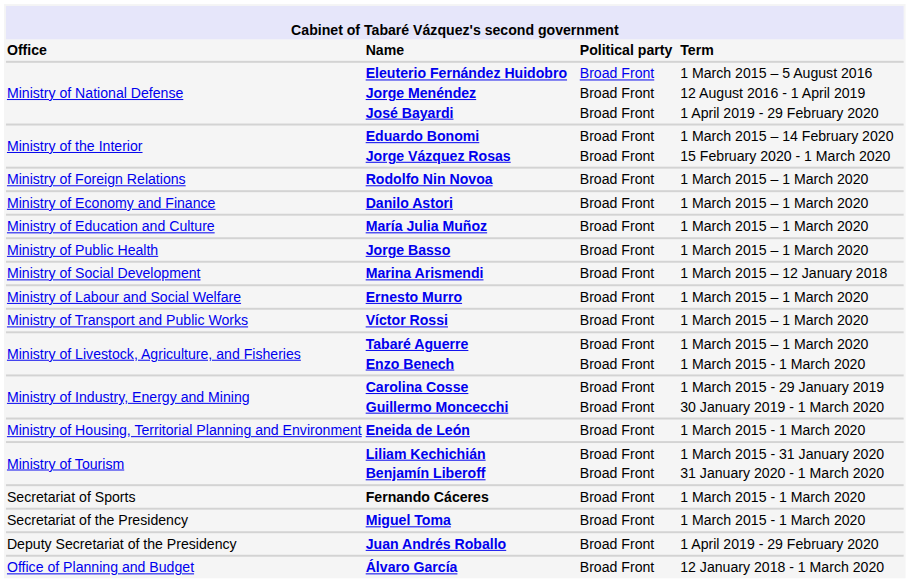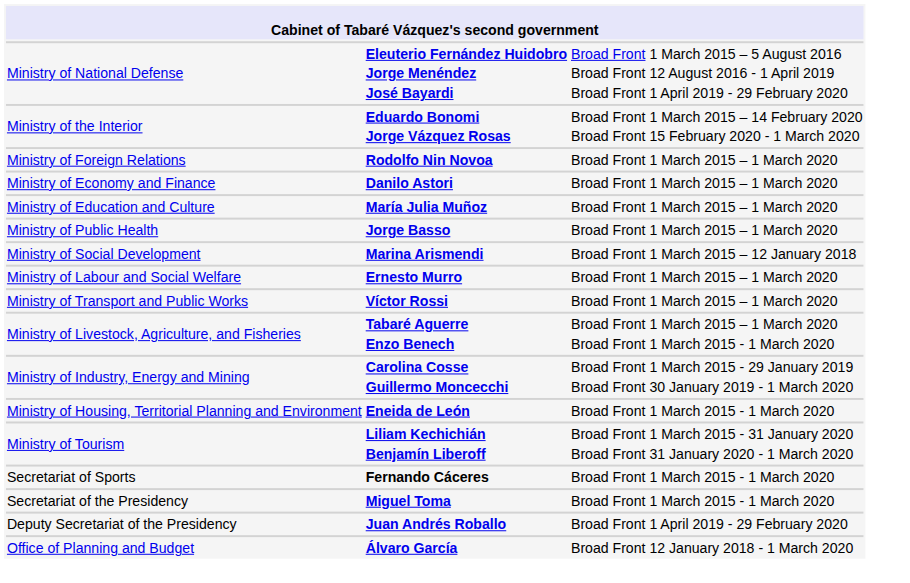- row: (385, 50)
